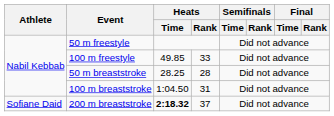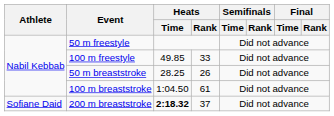(205, 73) 28 -> (205, 73) 26
(205, 89) 31 -> (205, 89) 61
